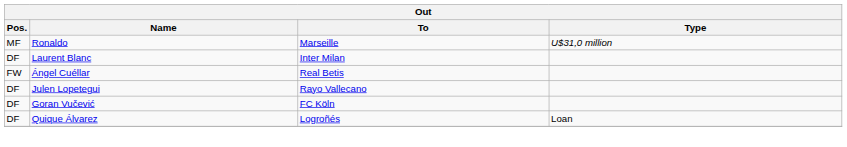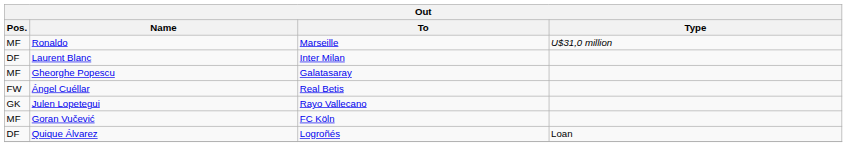+ row: (73, 73)
(13, 89) DF -> (14, 104) GK
(13, 104) DF -> (14, 119) MF
